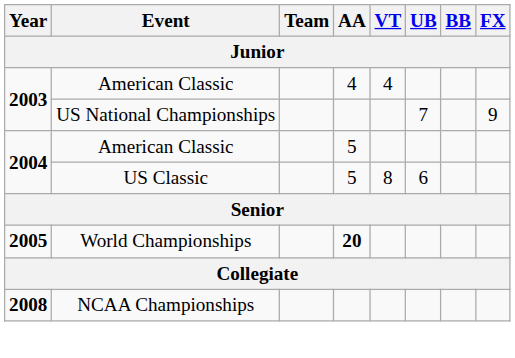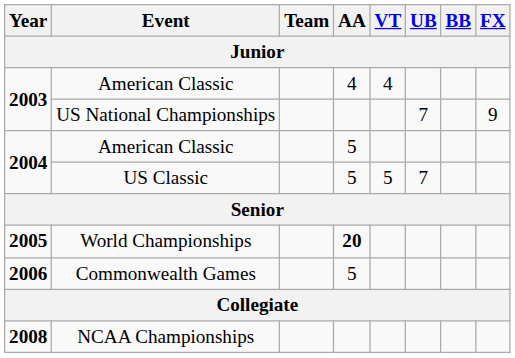(388, 178) 8 -> (388, 178) 5
(423, 178) 6 -> (423, 178) 7
+ row: (28, 273)
